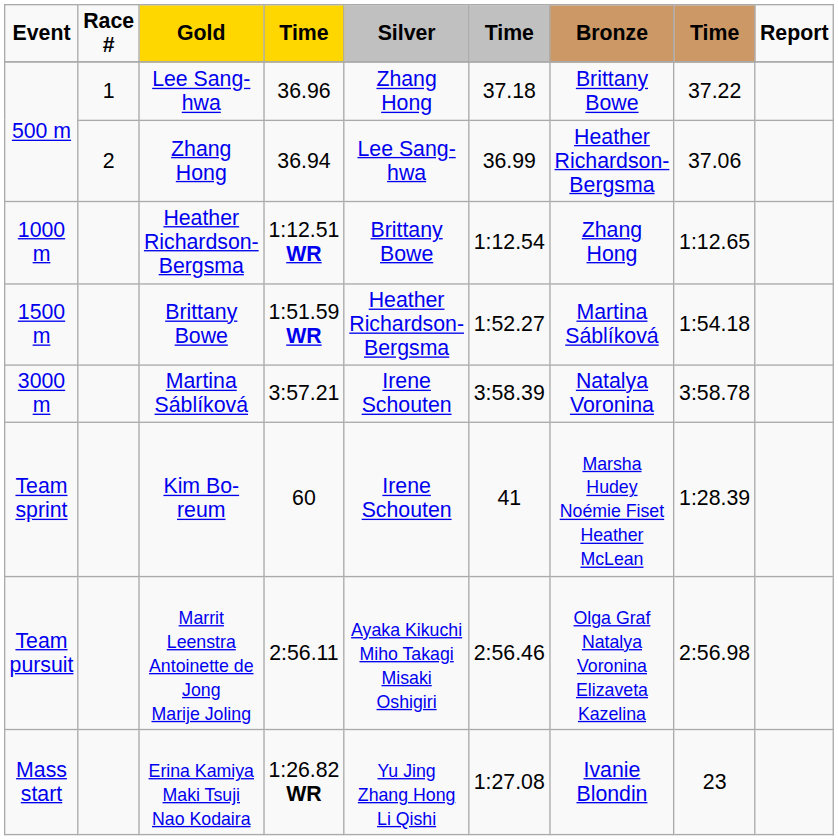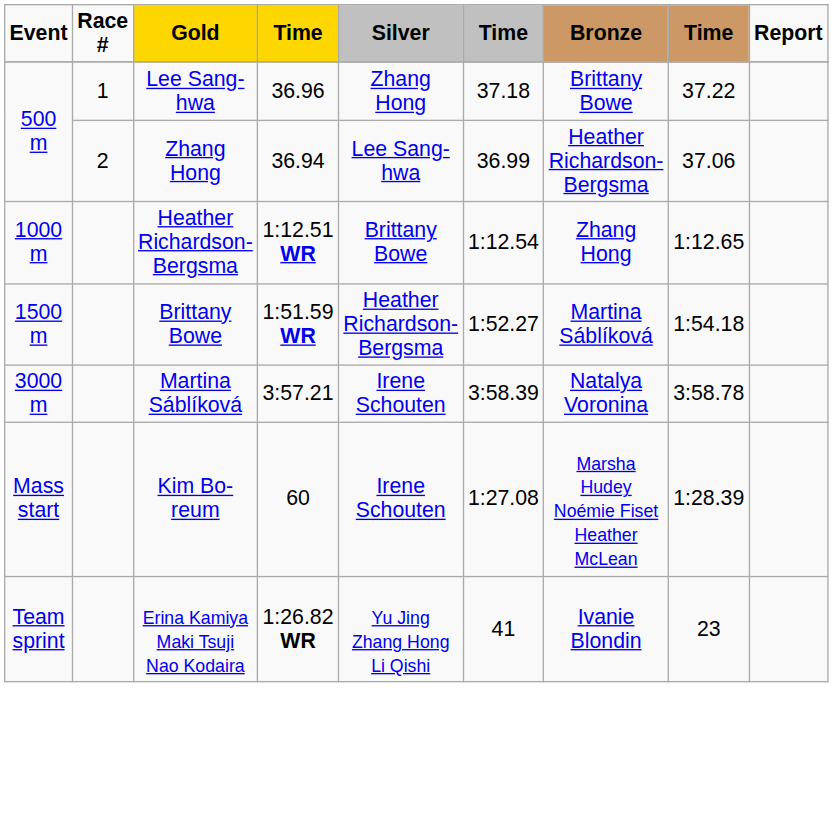(41, 499) Team sprint -> (39, 499) Mass start
(509, 499) 41 -> (503, 499) 1:27.08
- row: (201, 665)
(41, 782) Mass start -> (39, 628) Team sprint
(509, 782) 1:27.08 -> (503, 628) 41
